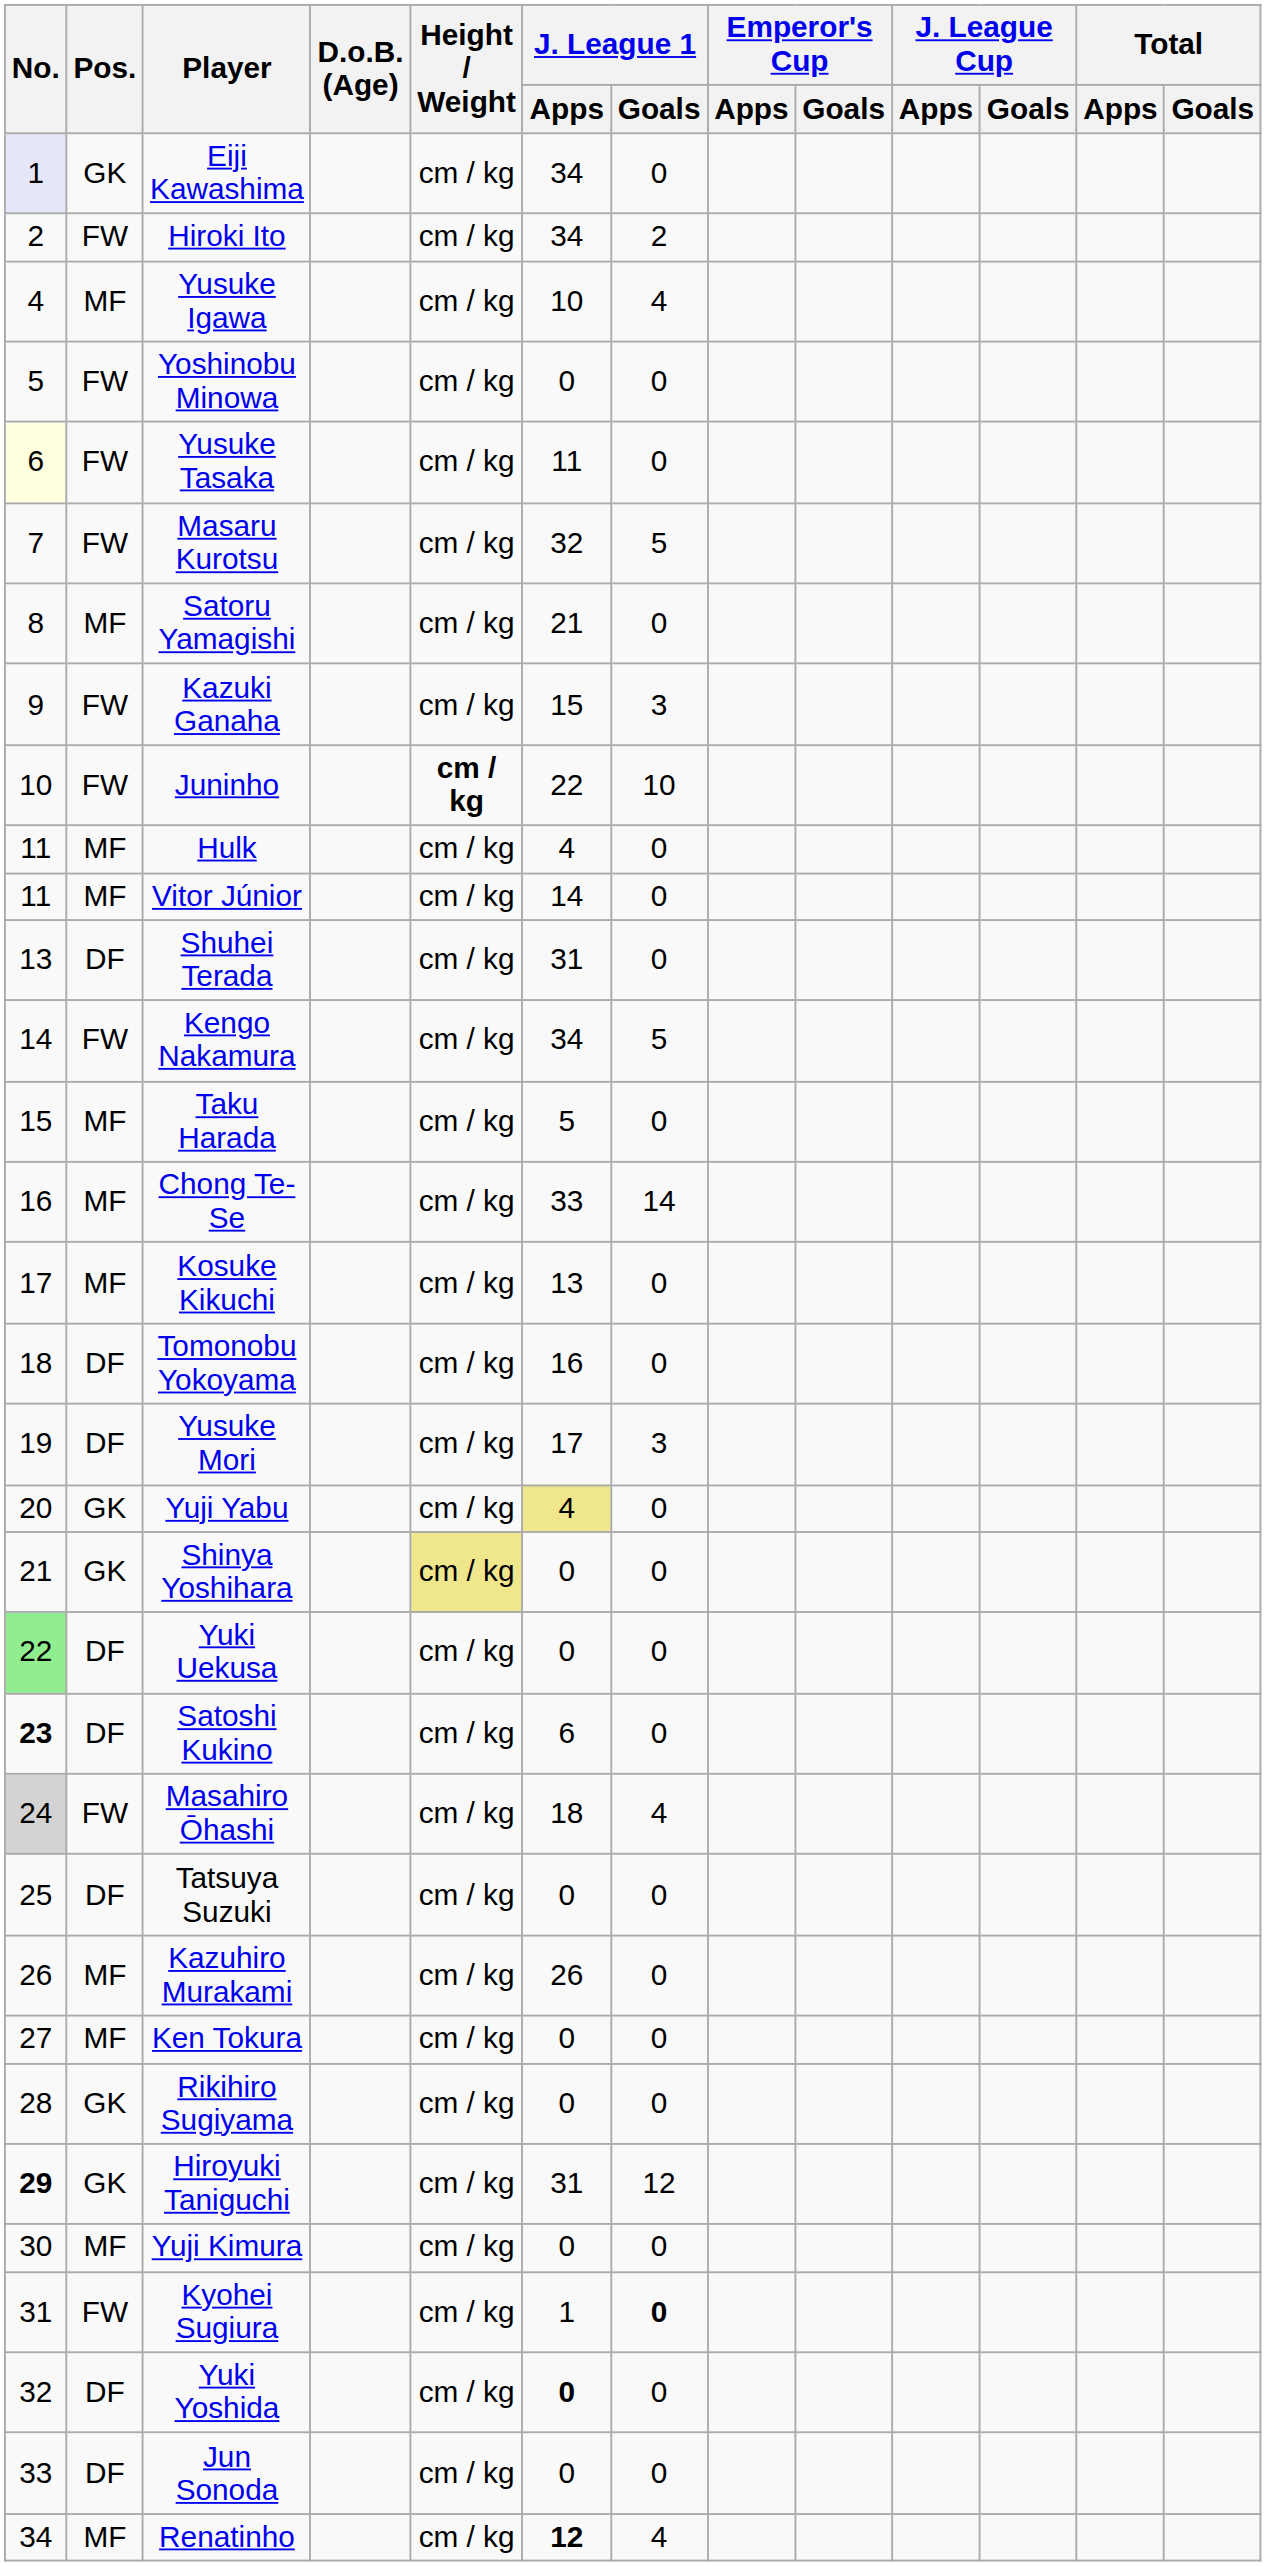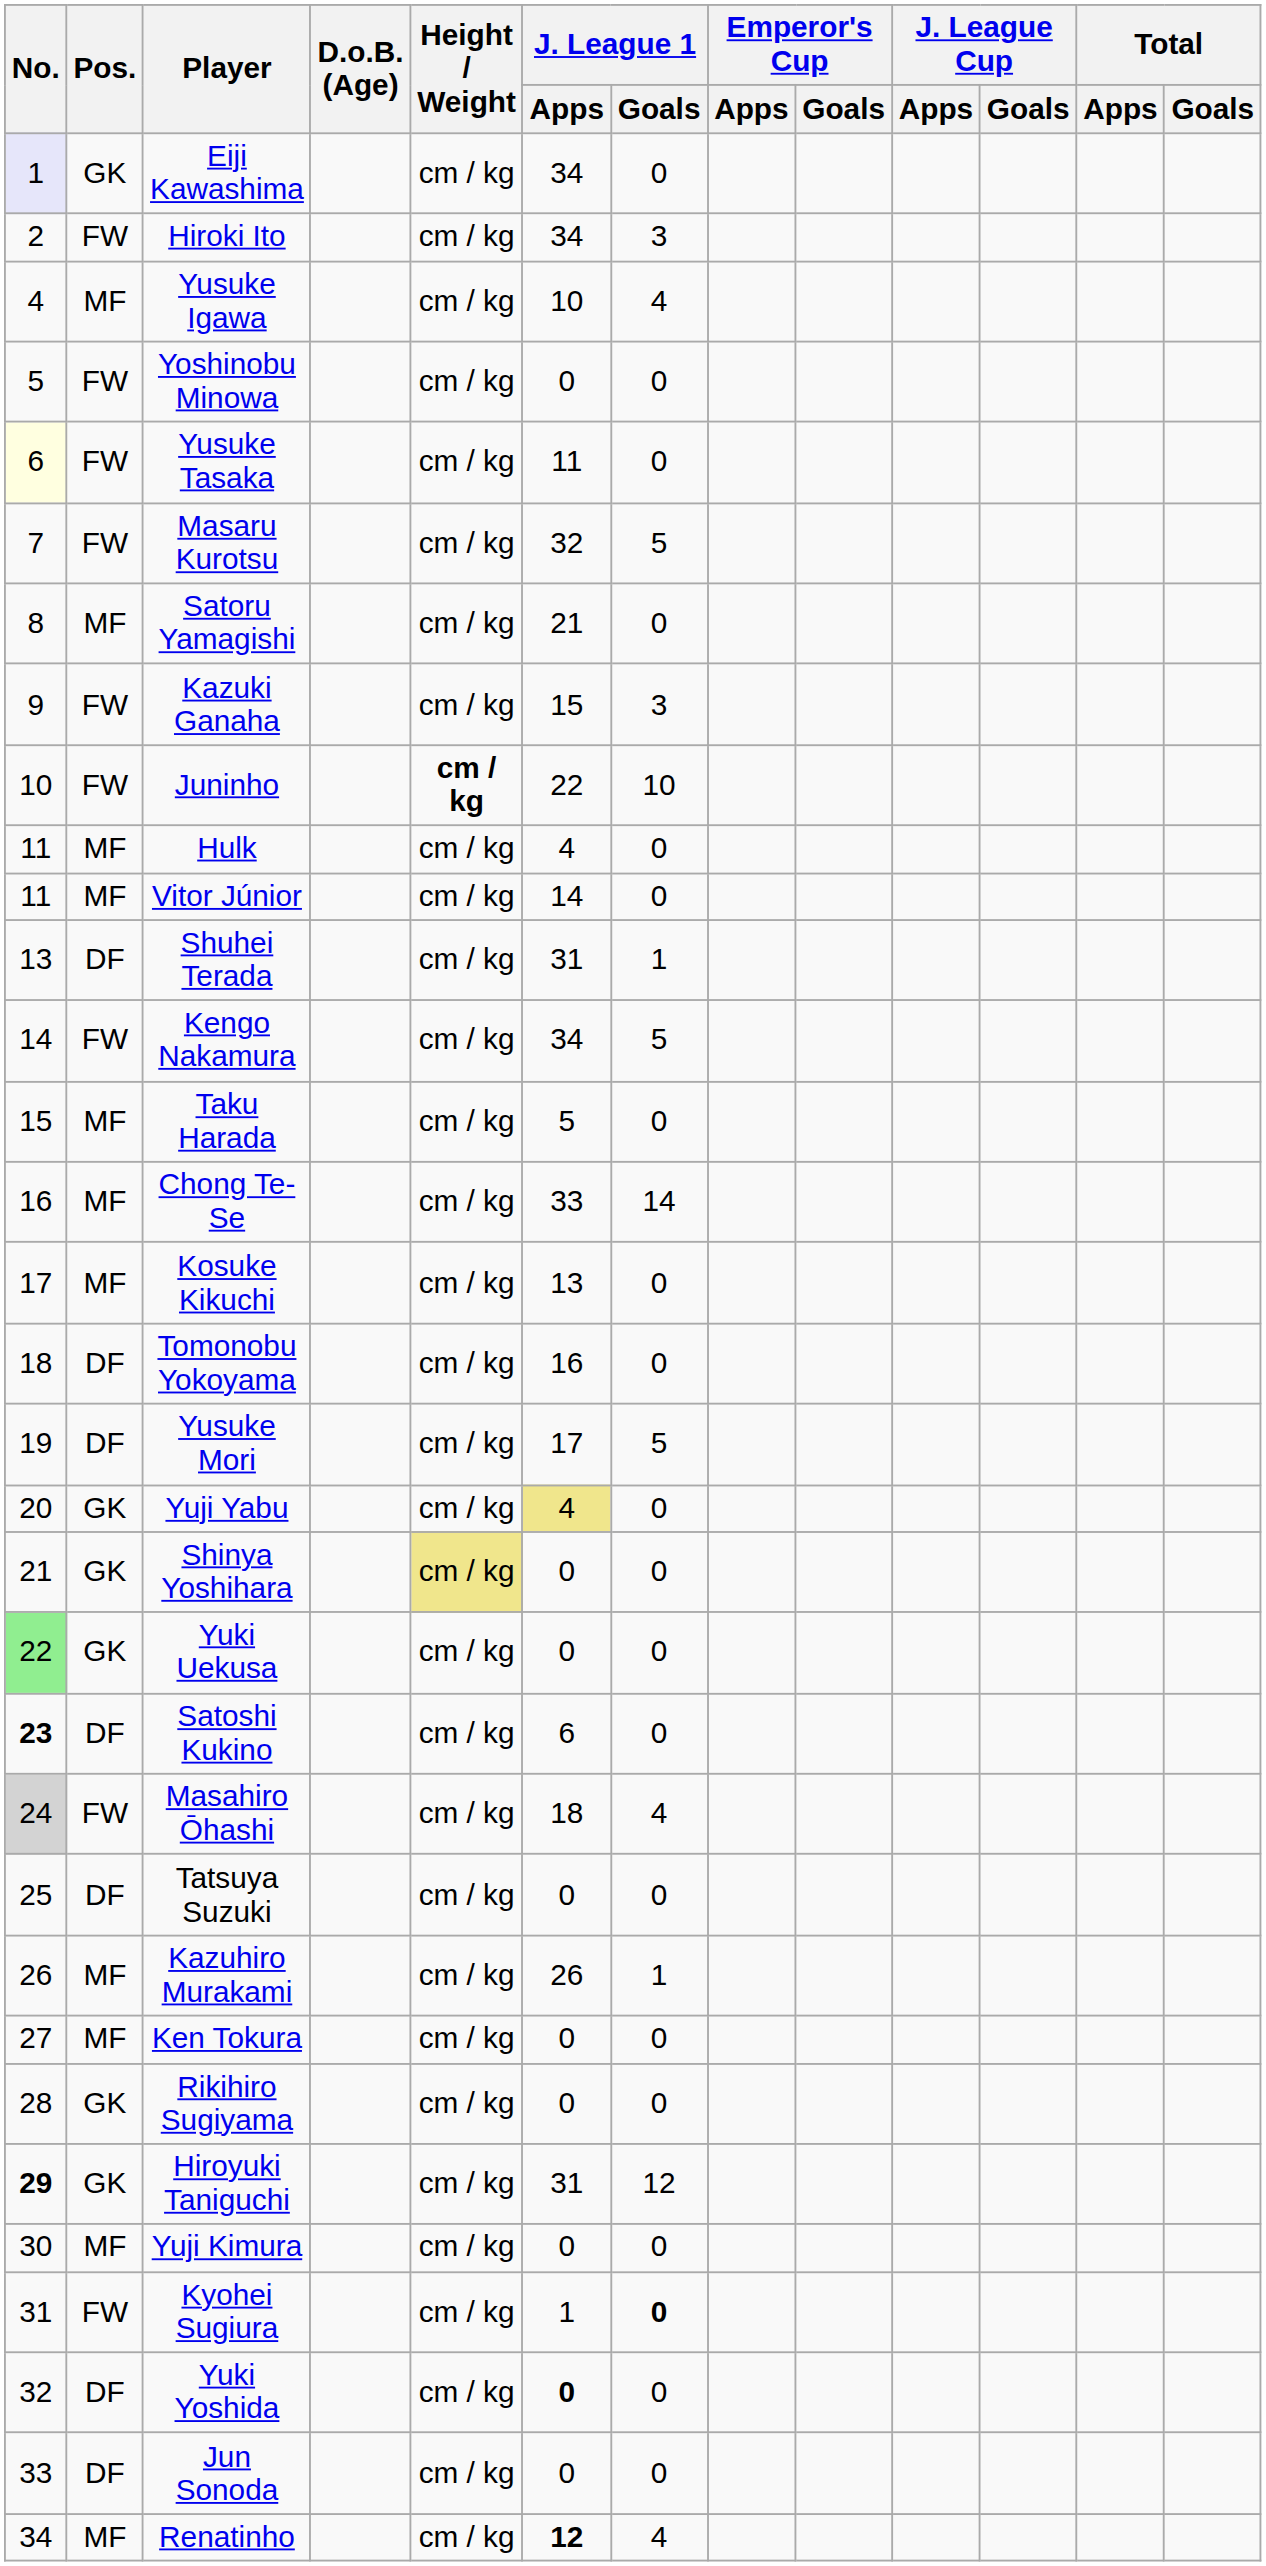(659, 236) 2 -> (659, 236) 3
(659, 959) 0 -> (659, 959) 1
(659, 1443) 3 -> (659, 1443) 5
(105, 1652) DF -> (105, 1652) GK
(659, 1975) 0 -> (659, 1975) 1
